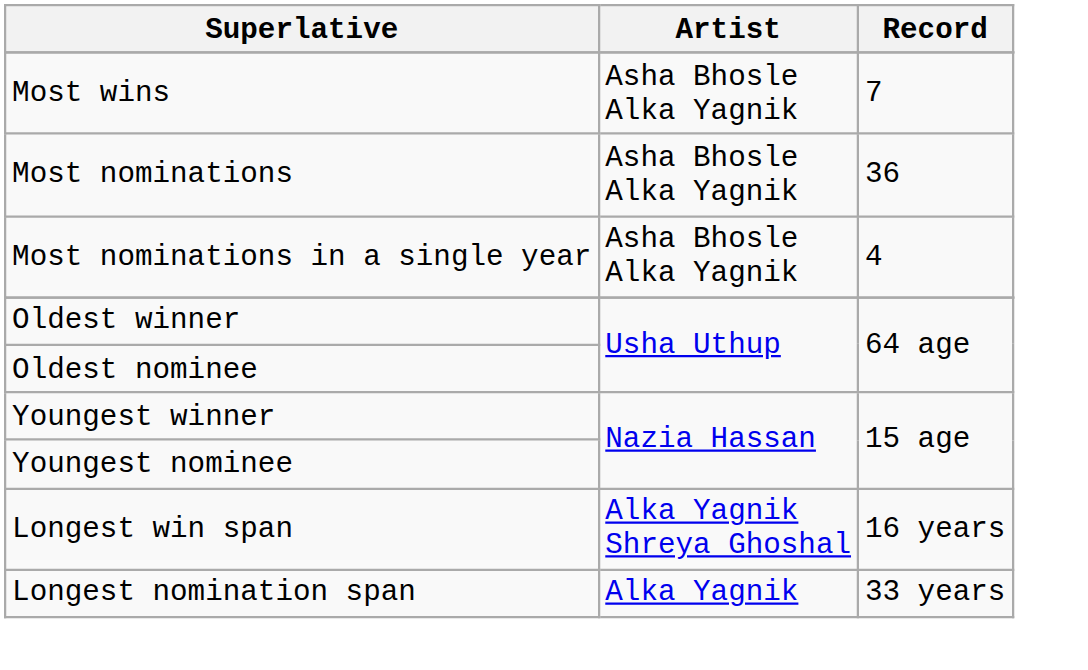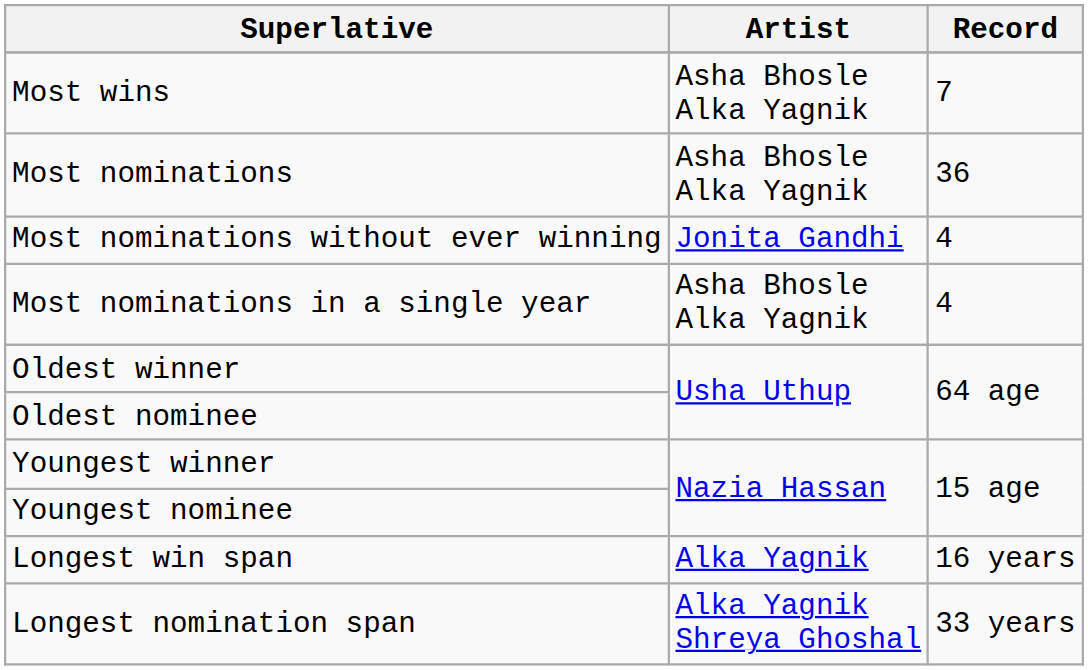+ row: (337, 239)
(728, 528) Alka Yagnik Shreya Ghoshal -> (772, 559) Alka Yagnik
(702, 593) Alka Yagnik -> (798, 624) Alka Yagnik Shreya Ghoshal
